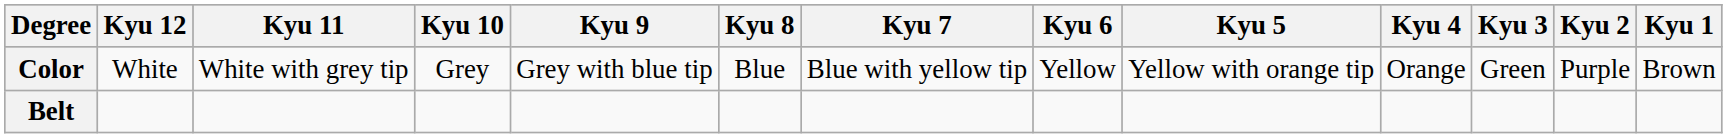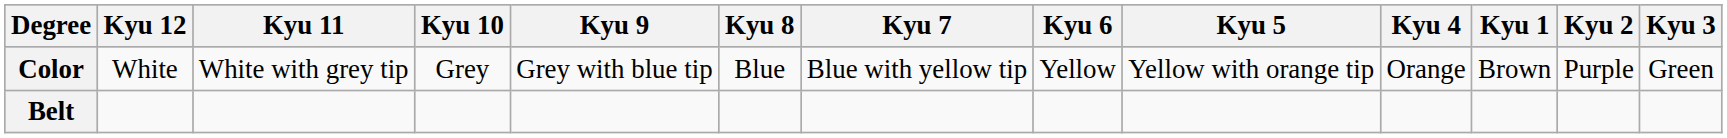columns swapped: (1513, 25) <-> (1679, 25)
